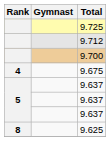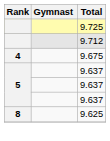- row: (18, 56)
